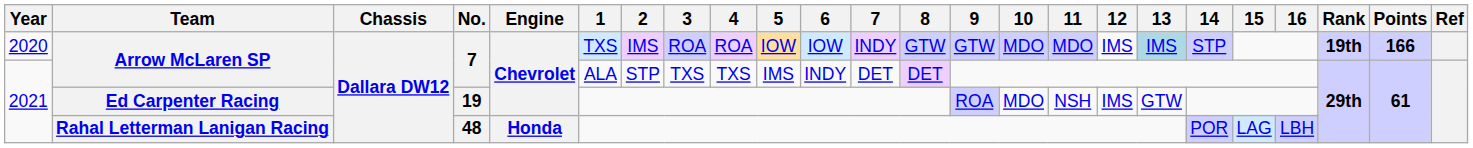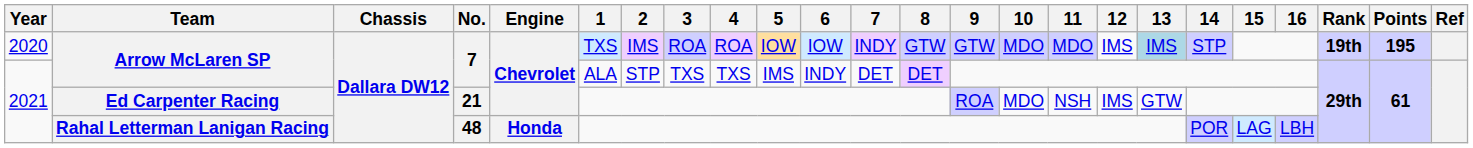(1400, 46) 166 -> (1400, 46) 195
(472, 101) 19 -> (472, 101) 21
